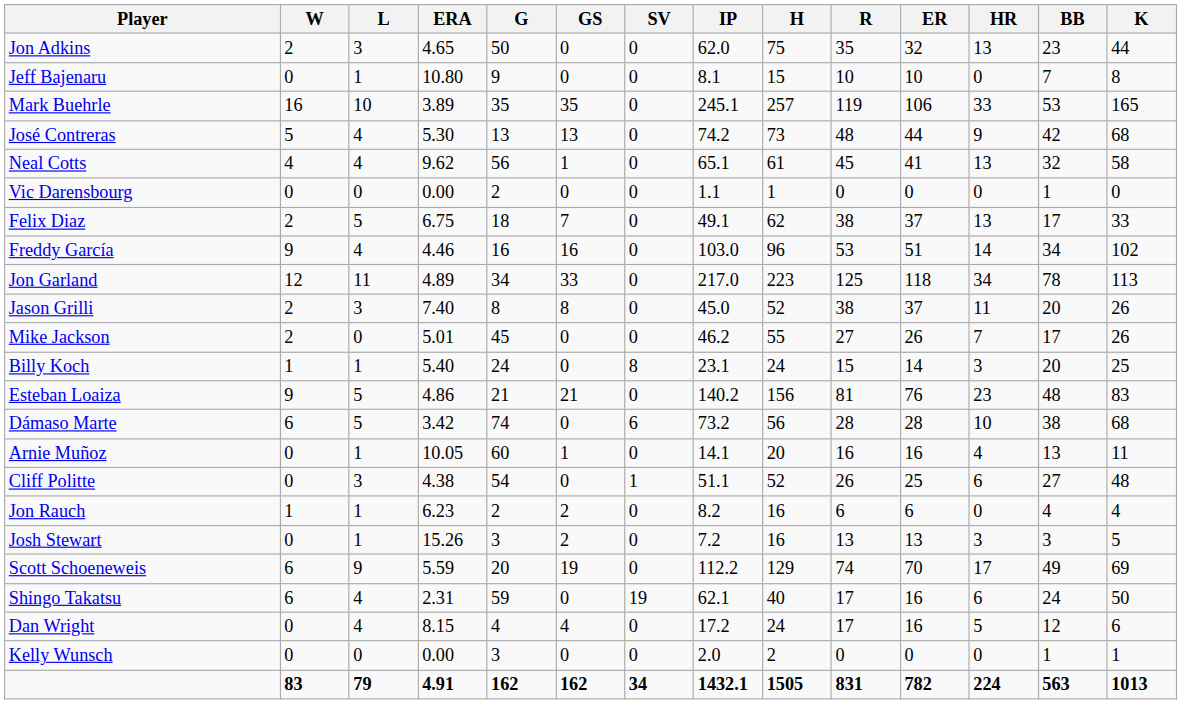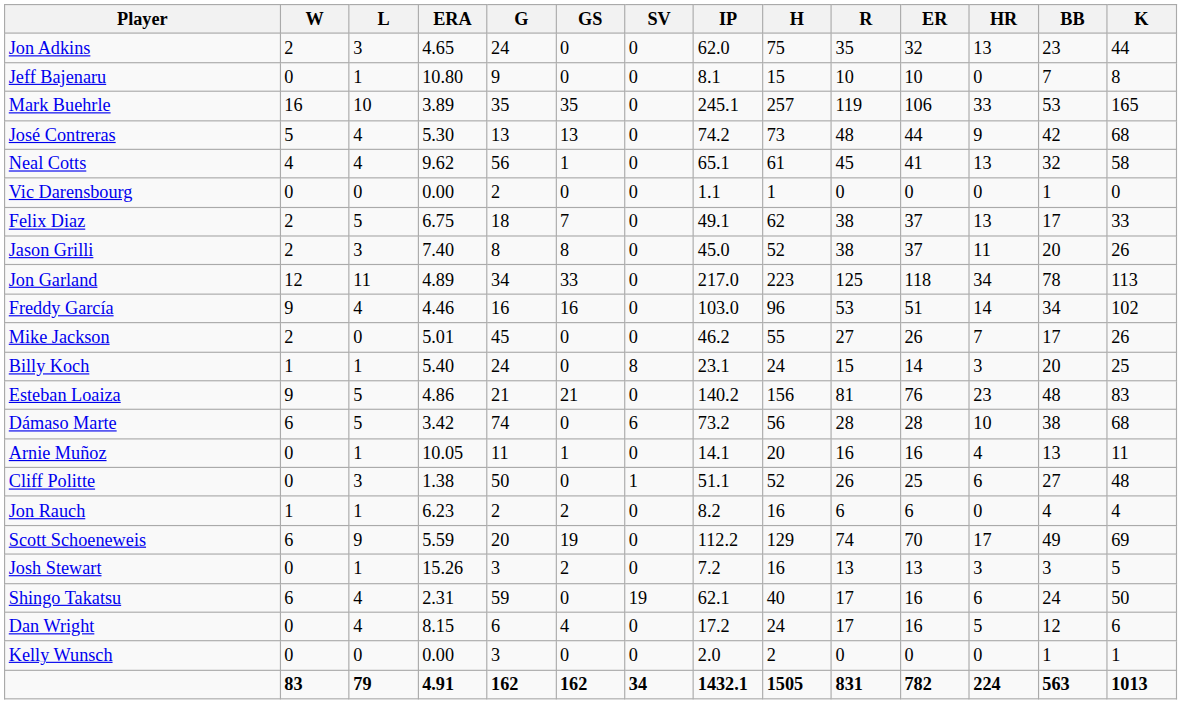(500, 47) 50 -> (500, 47) 24
rows swapped: (61, 250) <-> (51, 308)
(500, 452) 60 -> (500, 452) 11
(438, 481) 4.38 -> (438, 481) 1.38
(500, 481) 54 -> (500, 481) 50
rows swapped: (77, 568) <-> (55, 539)
(496, 626) 4 -> (496, 626) 6
